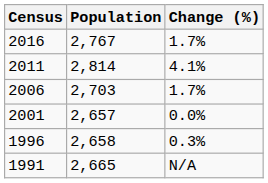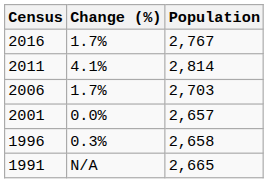columns swapped: (116, 17) <-> (214, 17)
